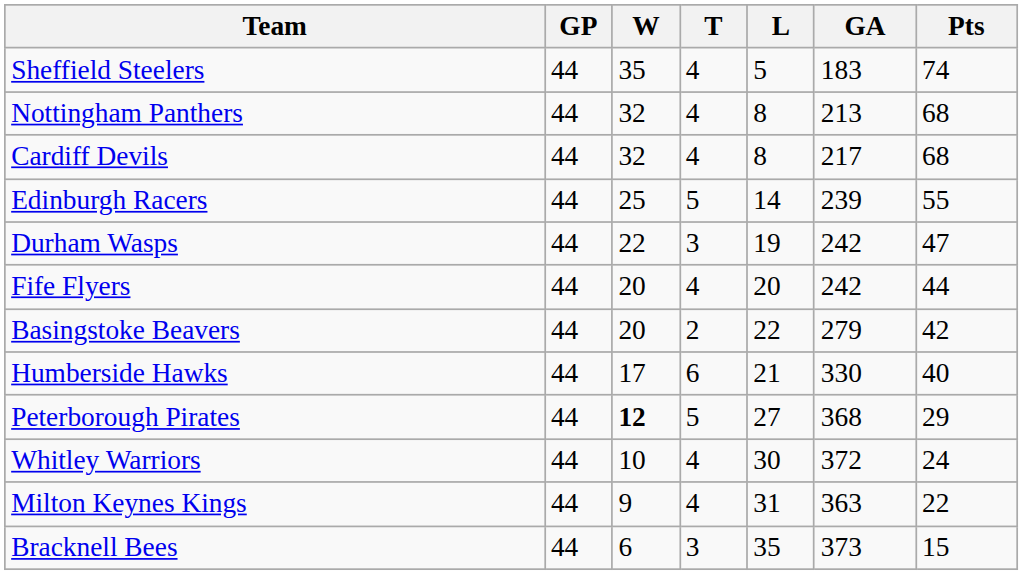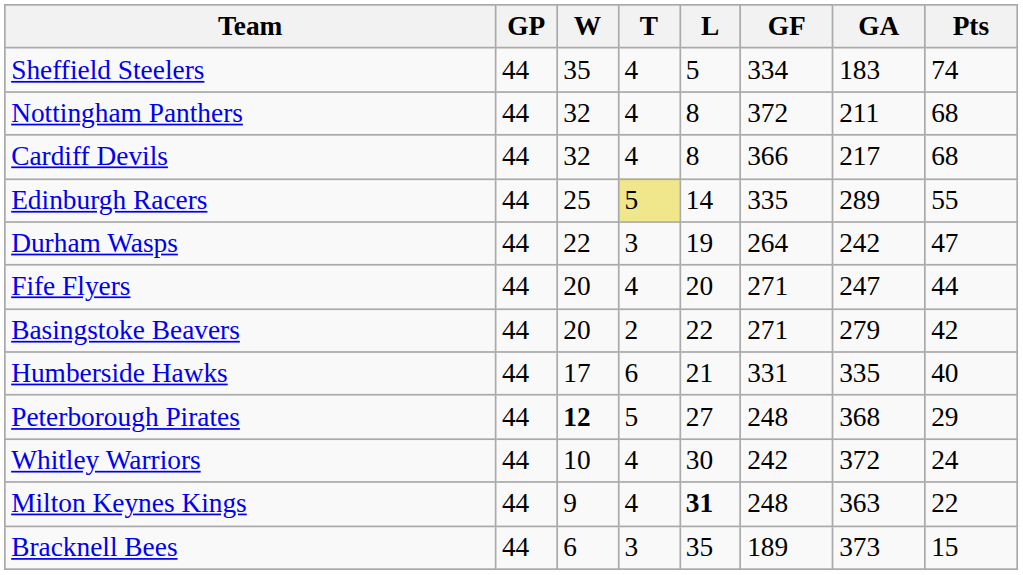+ column: (787, 26)
(841, 112) 213 -> (859, 112) 211
(693, 199) no background -> (631, 199) khaki background
(841, 199) 239 -> (860, 199) 289
(841, 286) 242 -> (860, 286) 247
(841, 373) 330 -> (860, 373) 335
(767, 503) normal -> (700, 503) bold
